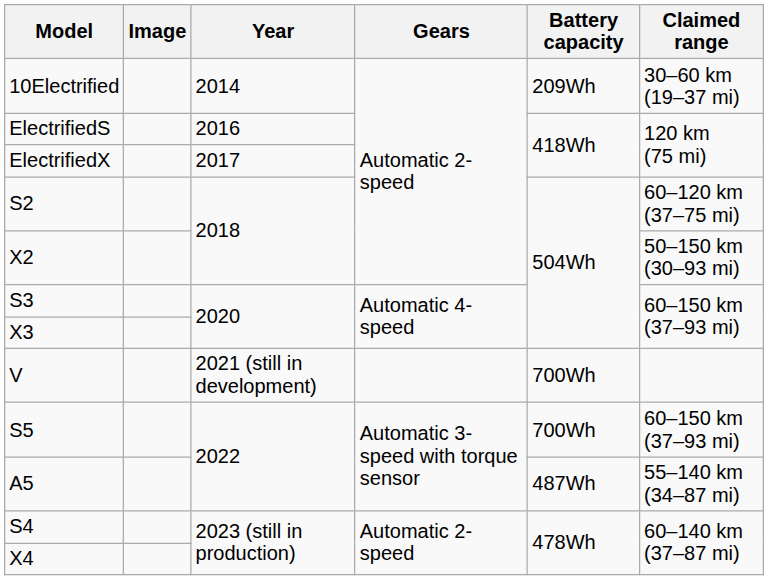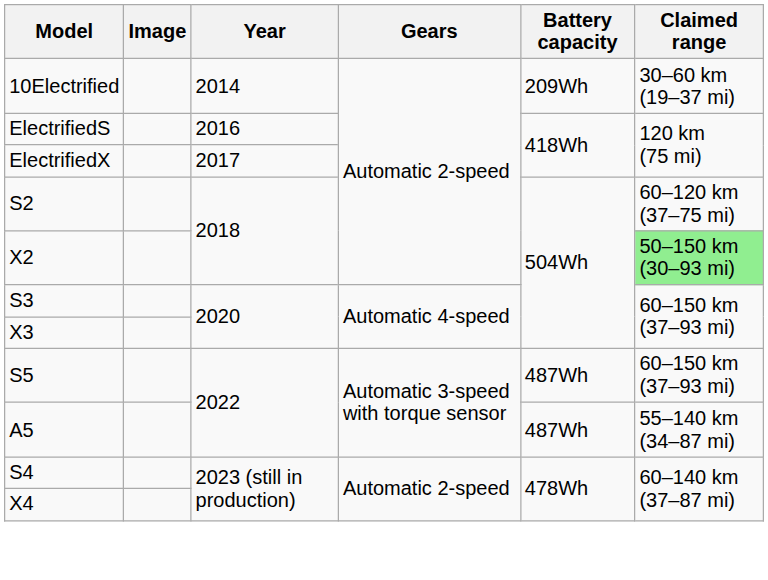(694, 257) no background -> (689, 257) lightgreen background
- row: (16, 375)
(564, 429) 700Wh -> (557, 375) 487Wh
